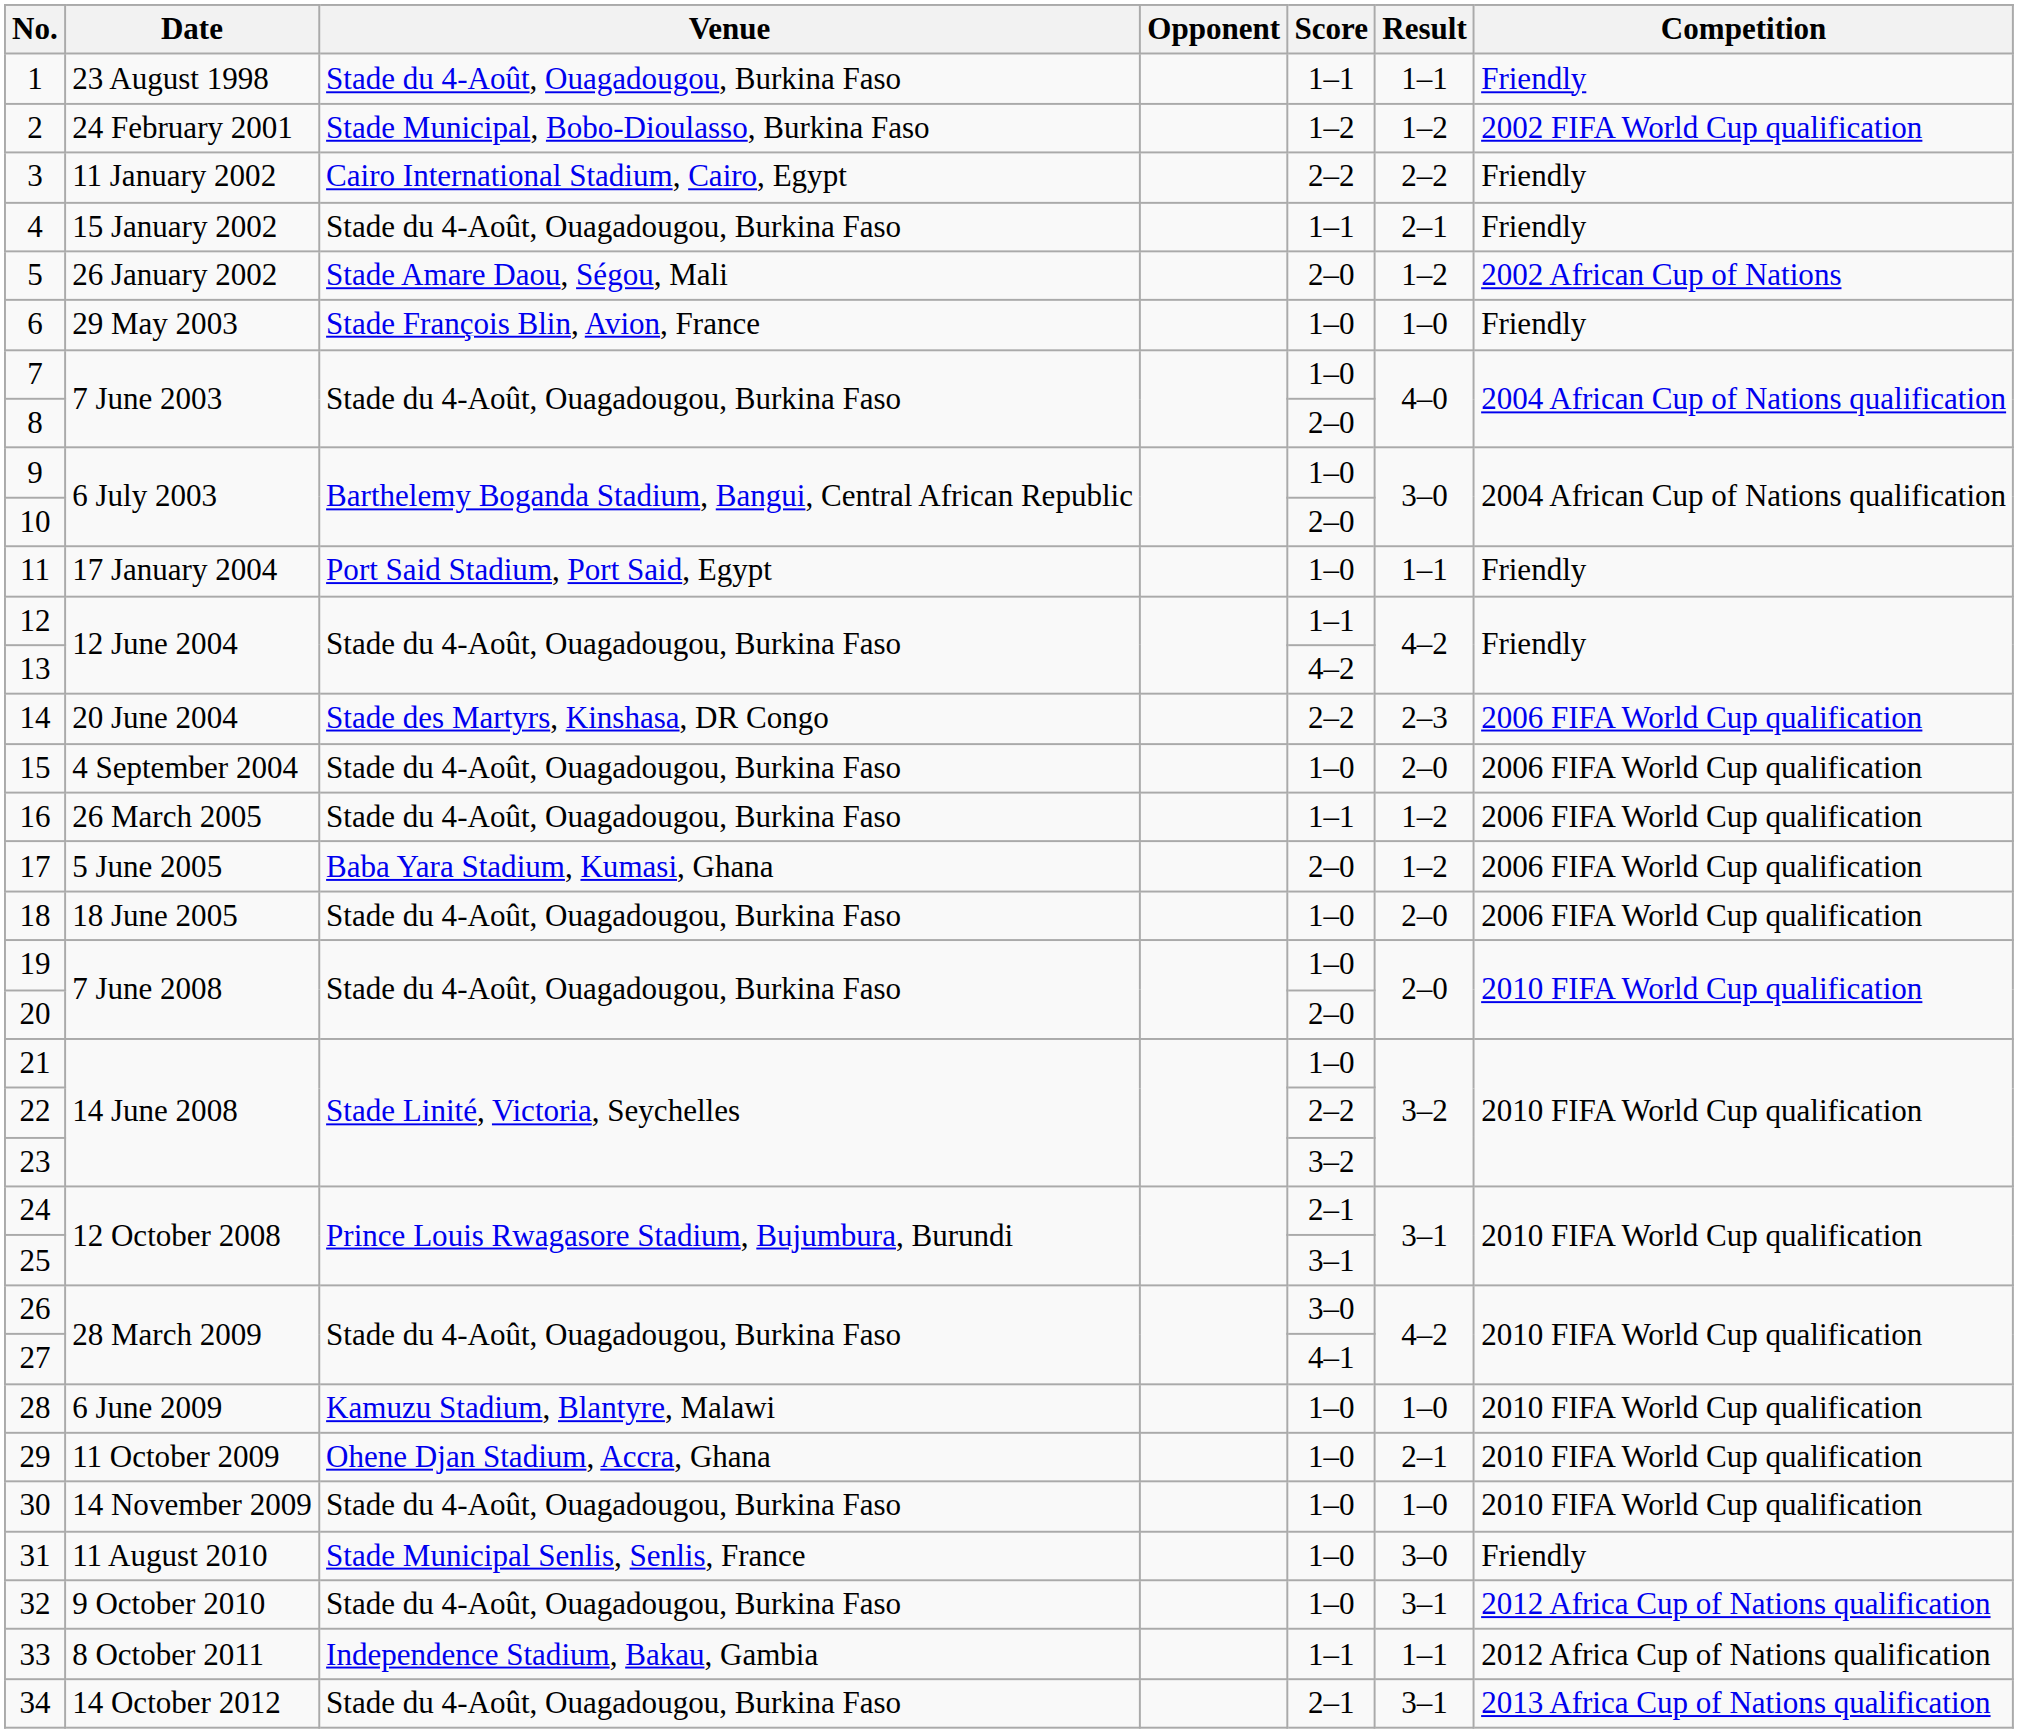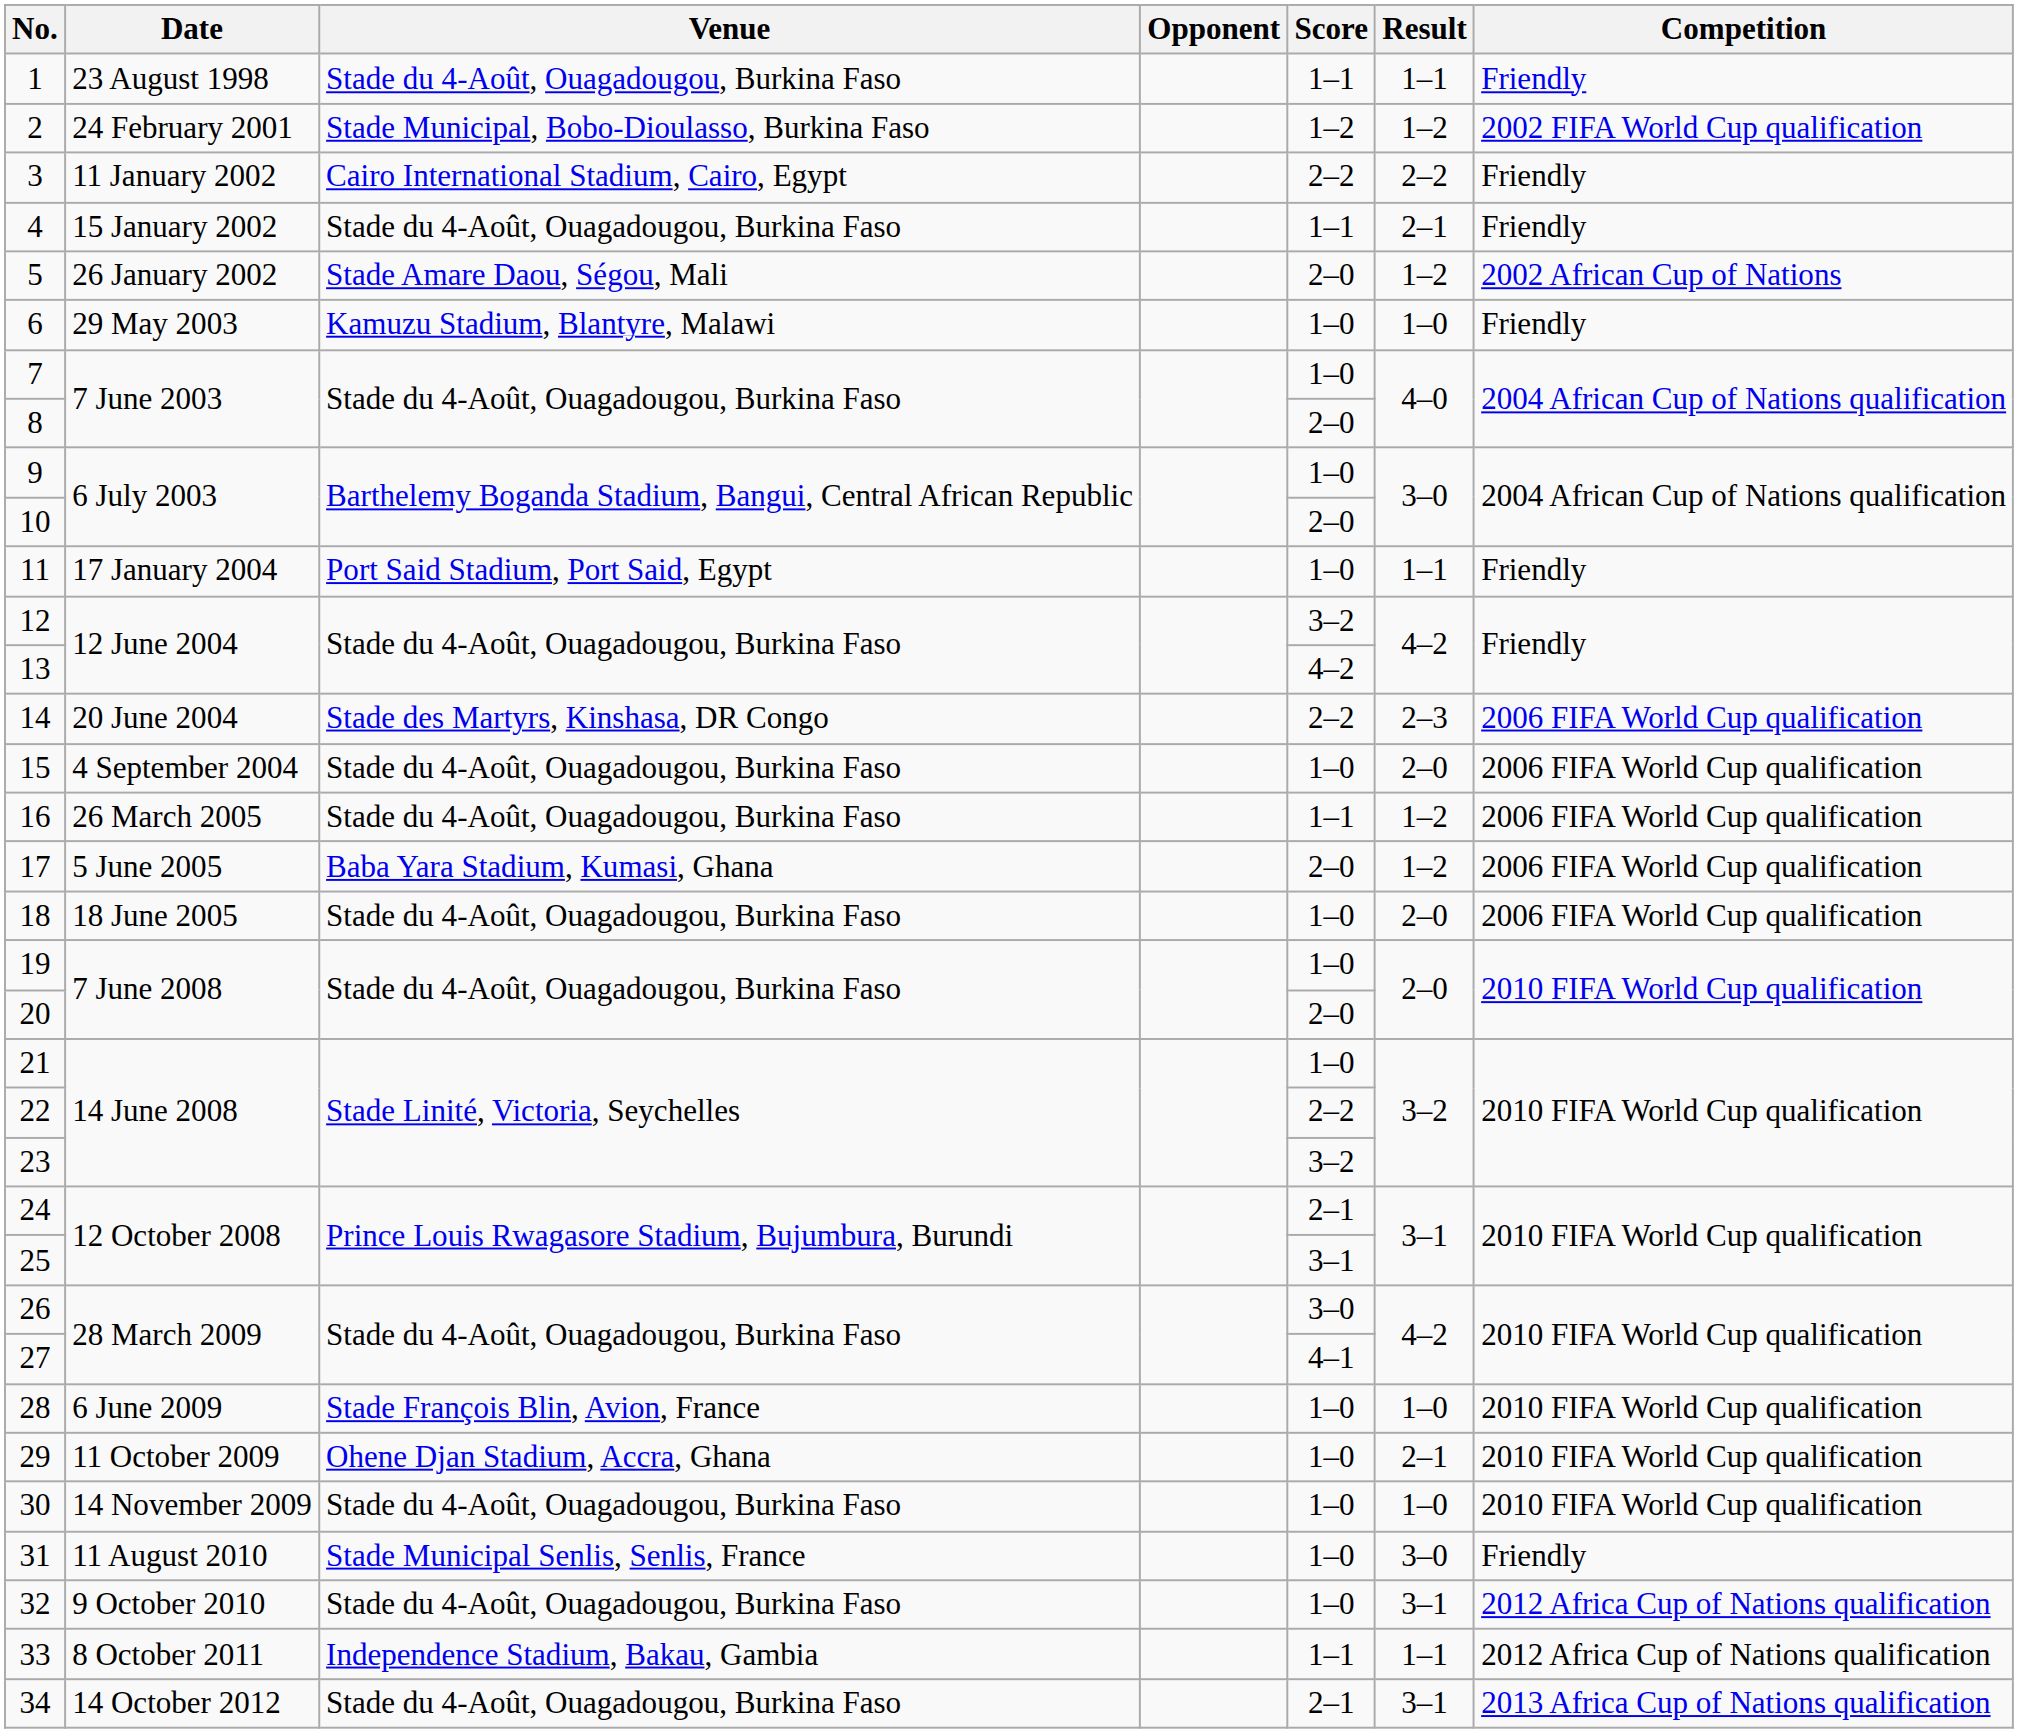(543, 324) Stade François Blin, Avion, France -> (551, 324) Kamuzu Stadium, Blantyre, Malawi
(1331, 619) 1–1 -> (1331, 619) 3–2
(551, 1407) Kamuzu Stadium, Blantyre, Malawi -> (543, 1407) Stade François Blin, Avion, France
